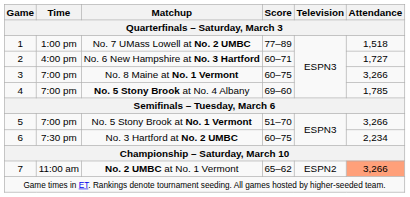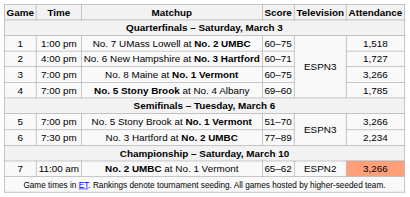(278, 44) 77–89 -> (278, 44) 60–75
(278, 137) 60–75 -> (278, 137) 77–89
